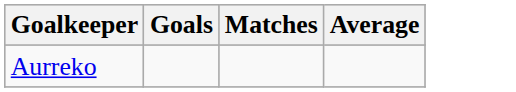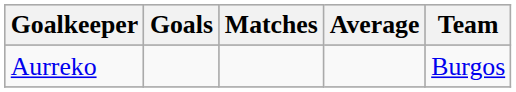+ column: (468, 24)
